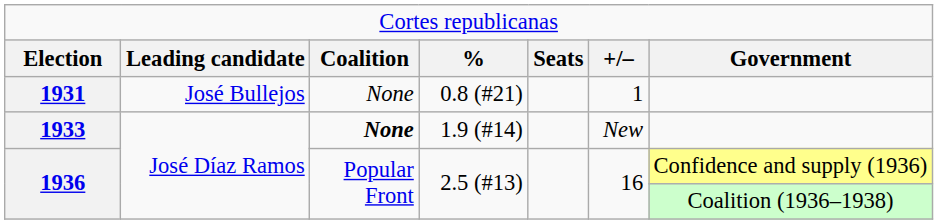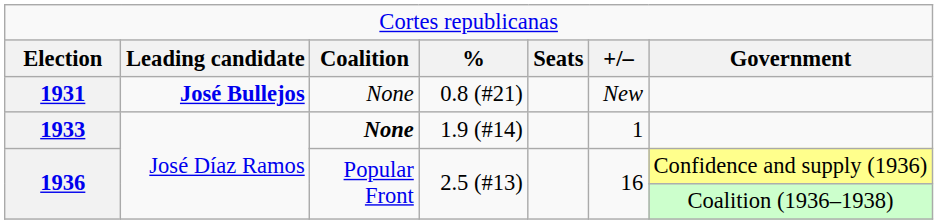(245, 93) normal -> (242, 93) bold
(638, 93) 1 -> (623, 93) New
(623, 129) New -> (638, 129) 1
